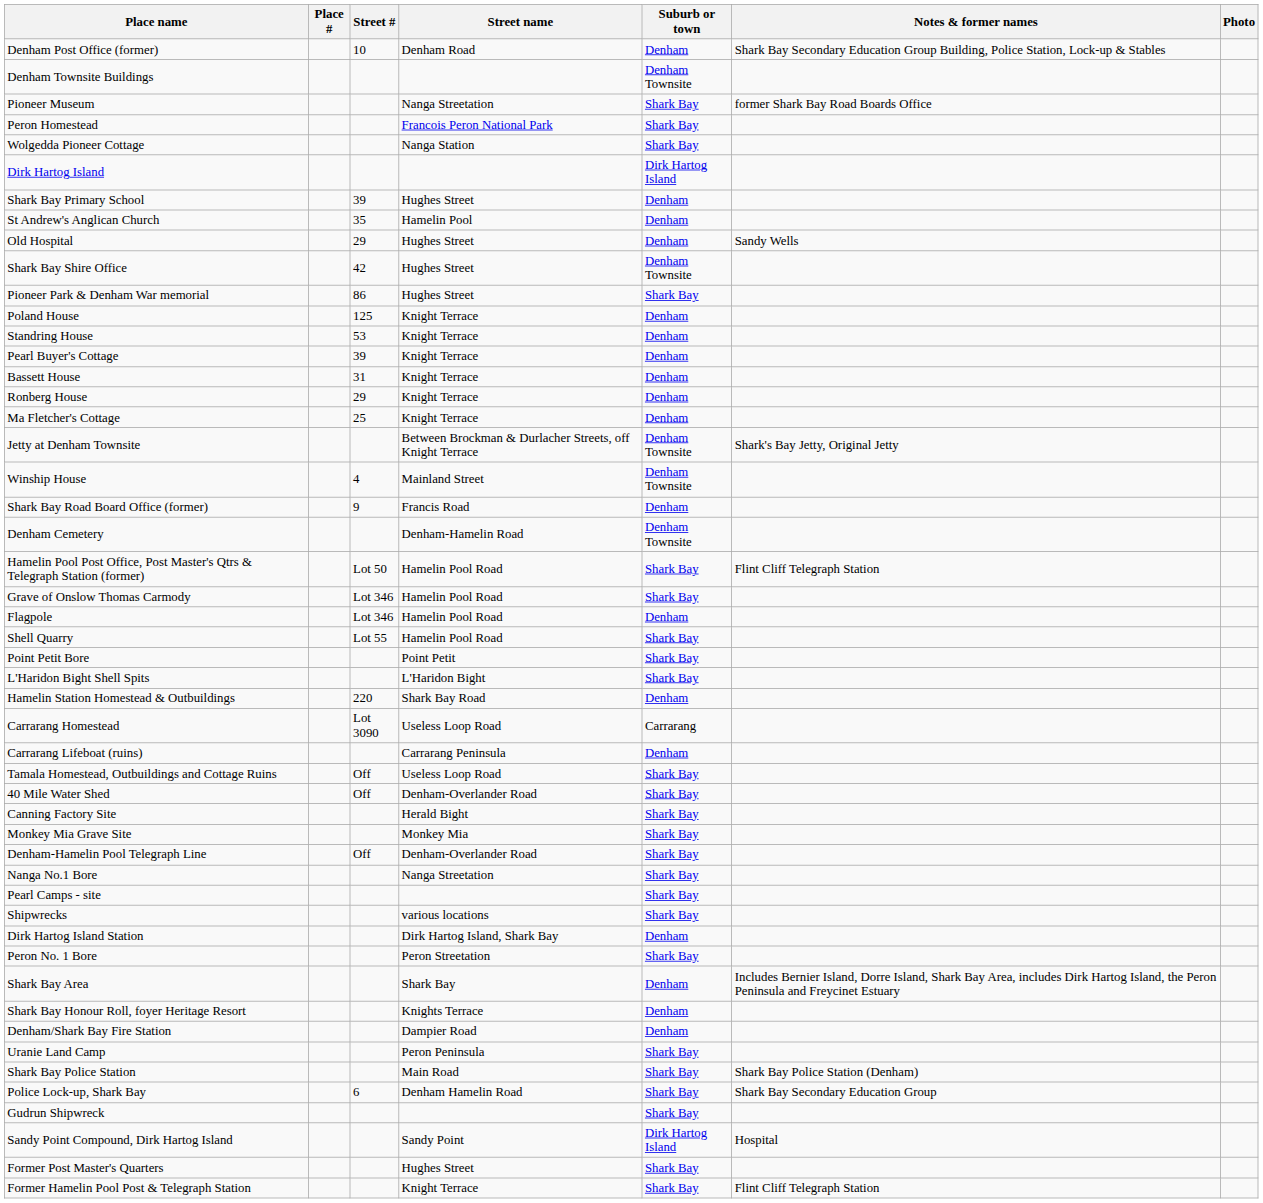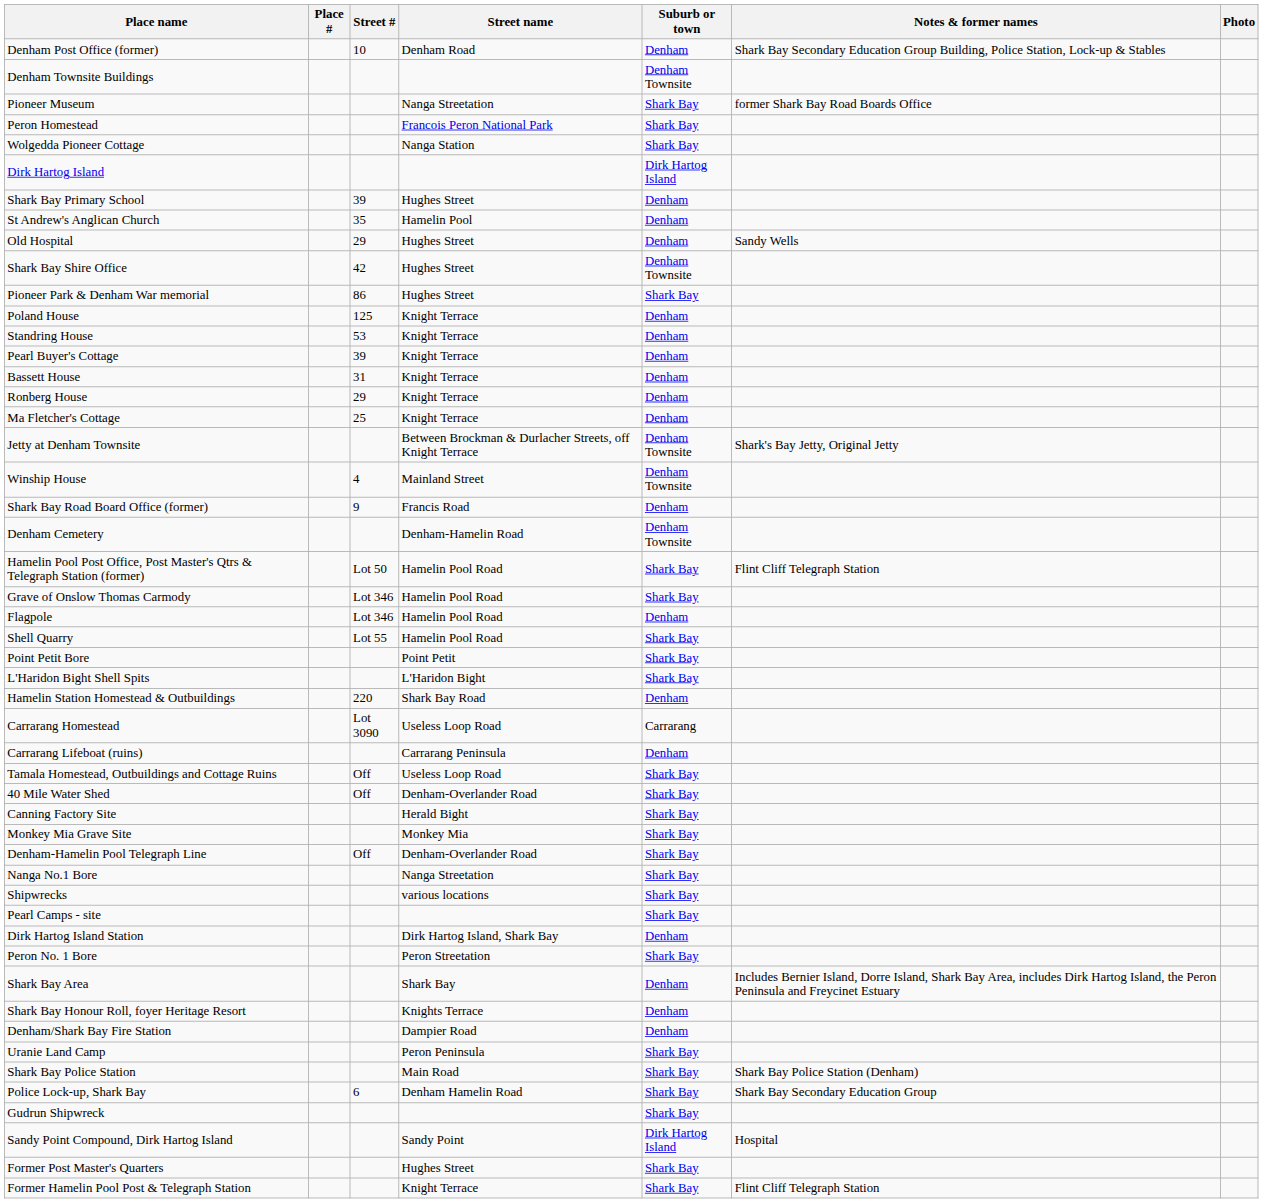rows swapped: (37, 915) <-> (54, 895)
